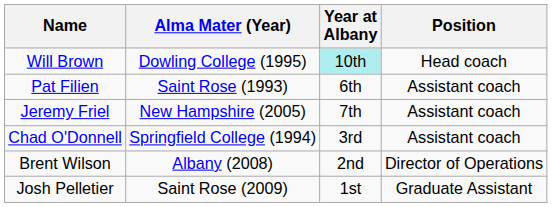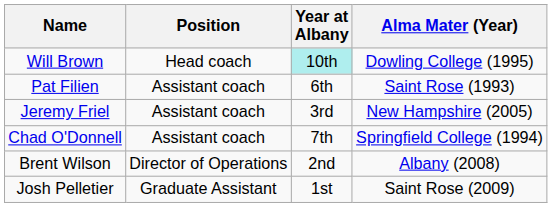columns swapped: (464, 26) <-> (223, 26)
(351, 112) 7th -> (322, 112) 3rd
(351, 138) 3rd -> (322, 138) 7th
